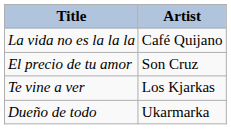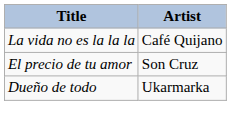- row: (46, 87)
